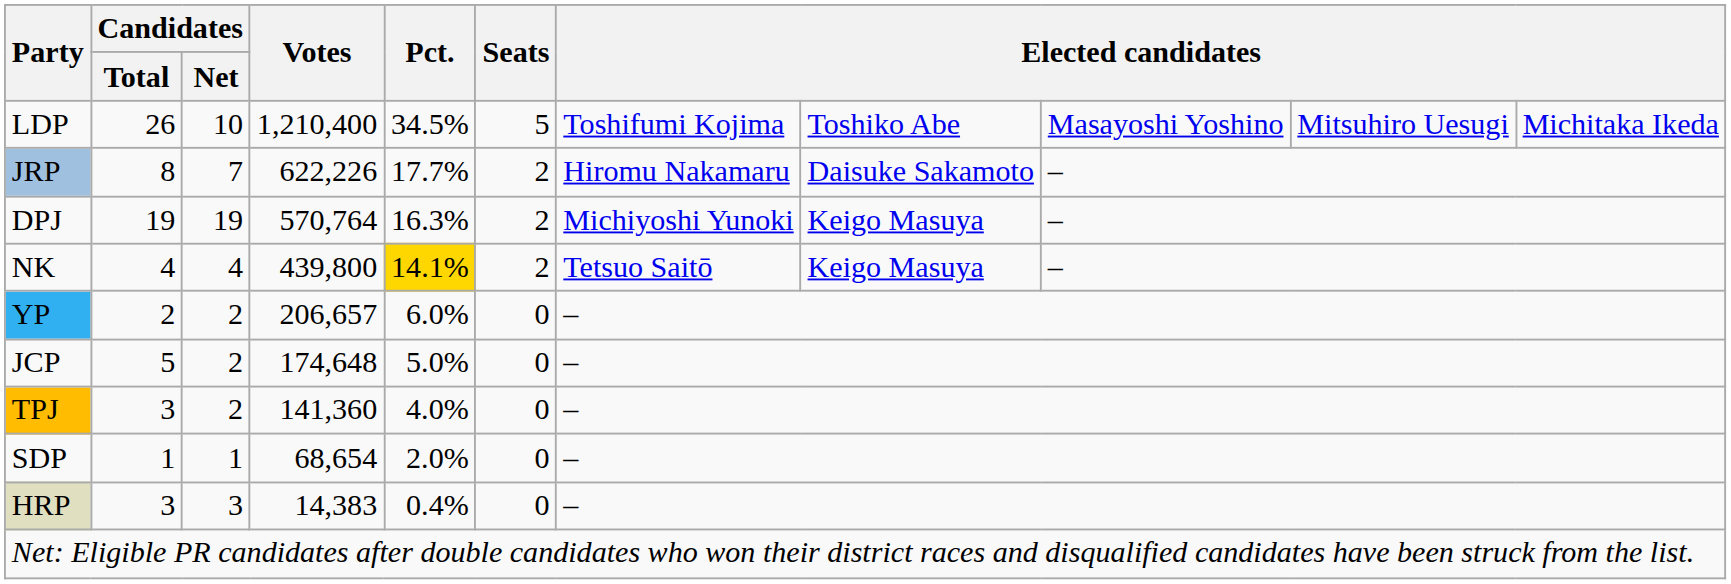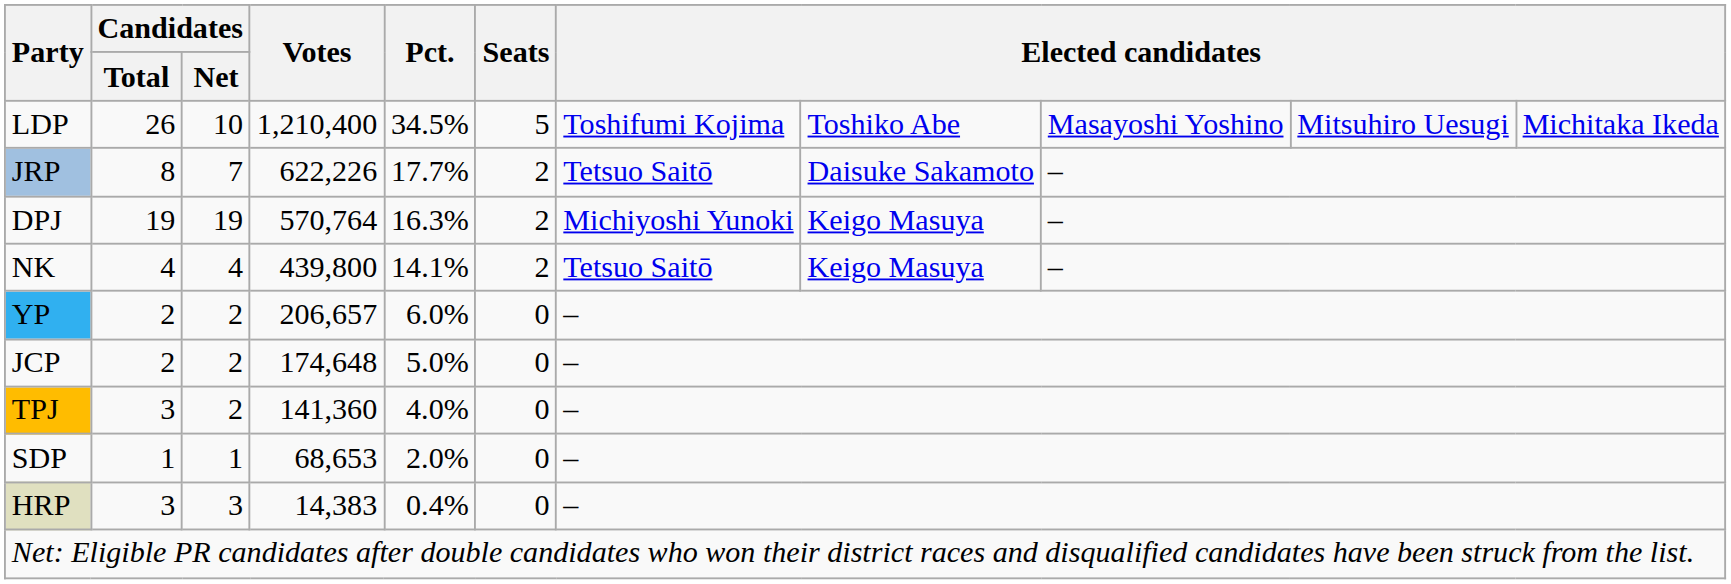(677, 171) Hiromu Nakamaru -> (638, 171) Tetsuo Saitō
(430, 266) gold background -> (430, 266) no background
(168, 362) 5 -> (168, 362) 2
(336, 457) 68,654 -> (336, 457) 68,653
